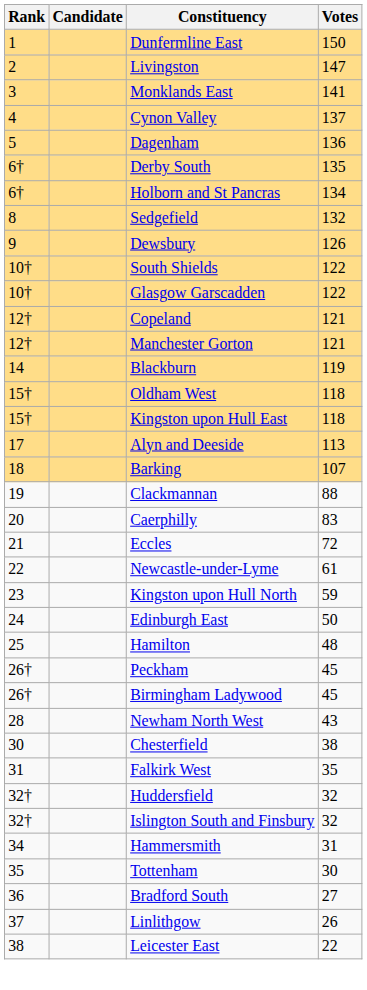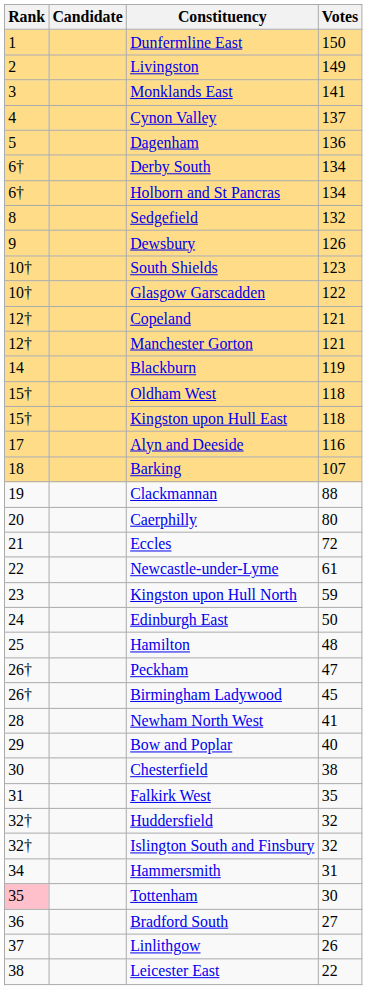(334, 67) 147 -> (334, 67) 149
(334, 167) 135 -> (334, 167) 134
(334, 268) 122 -> (334, 268) 123
(333, 444) 113 -> (333, 444) 116
(330, 519) 83 -> (330, 519) 80
(330, 670) 45 -> (330, 670) 47
(330, 720) 43 -> (330, 720) 41
+ row: (181, 745)
(16, 871) no background -> (16, 896) pink background
